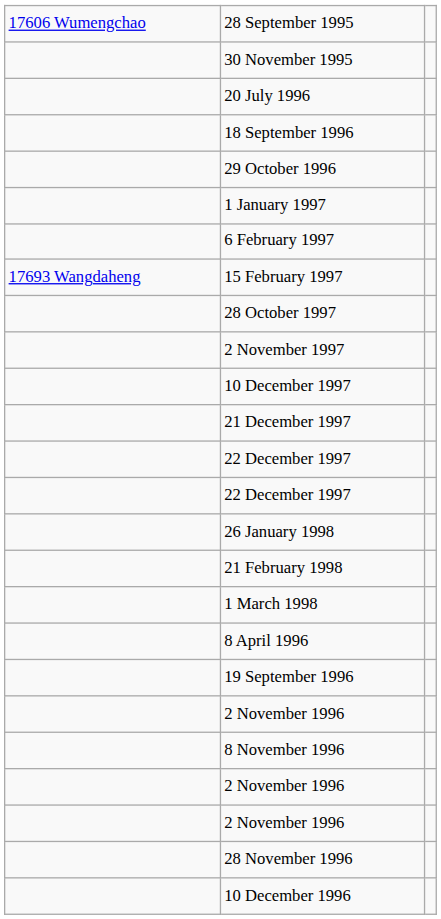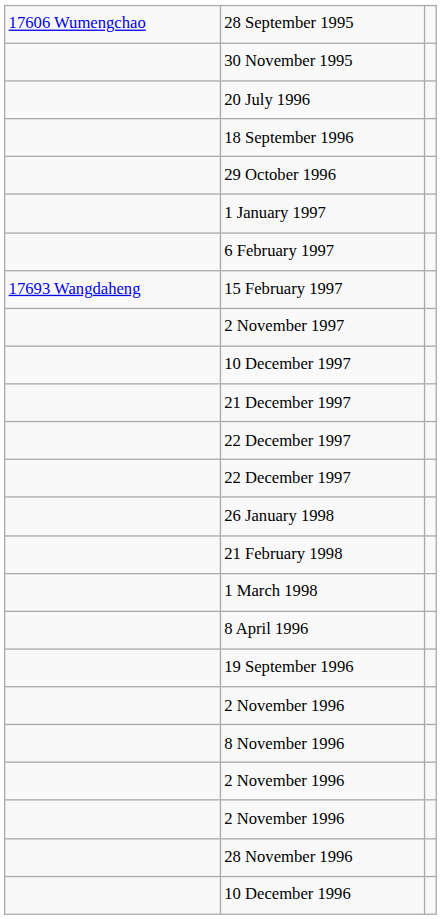- row: (112, 314)
